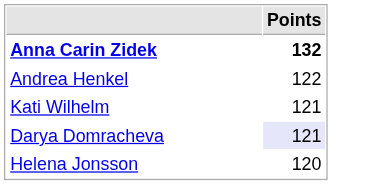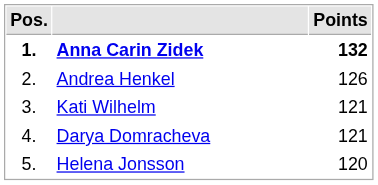+ column: (29, 20)
(307, 78) 122 -> (353, 78) 126
(307, 135) lavender background -> (353, 135) no background
